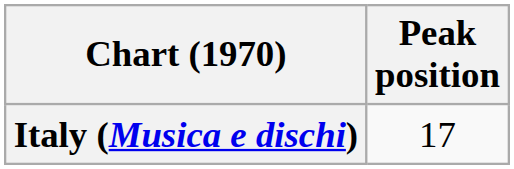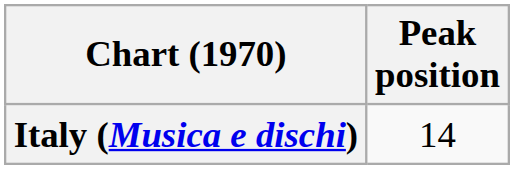(437, 133) 17 -> (437, 133) 14
